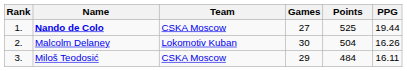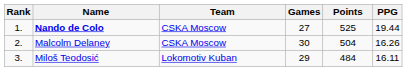(199, 43) Lokomotiv Kuban -> (194, 43) CSKA Moscow
(194, 58) CSKA Moscow -> (199, 58) Lokomotiv Kuban
